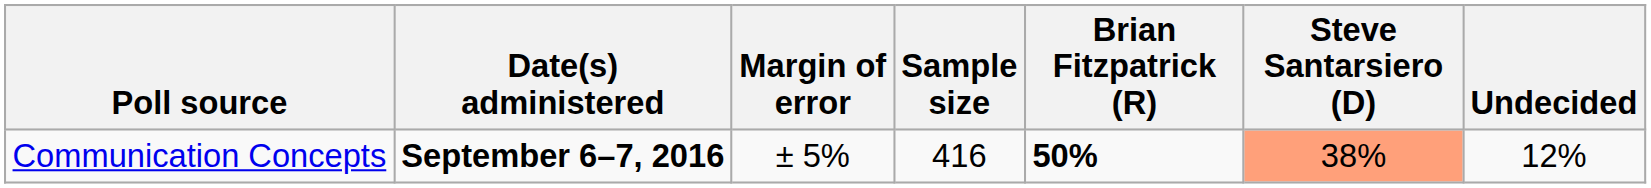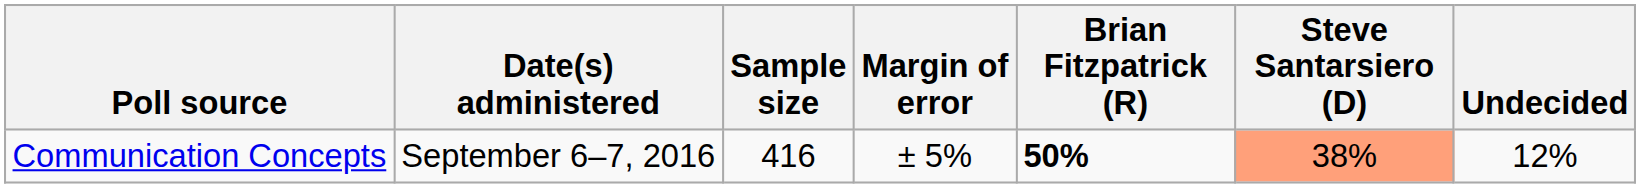columns swapped: (959, 85) <-> (813, 85)
(563, 155) bold -> (558, 155) normal
